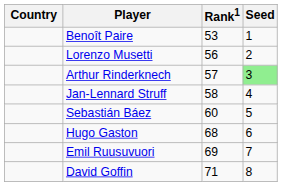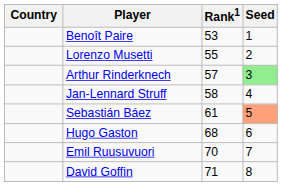(211, 56) 56 -> (211, 56) 55
(211, 113) 60 -> (211, 113) 61
(249, 113) no background -> (249, 113) lightsalmon background
(211, 152) 69 -> (211, 152) 70
